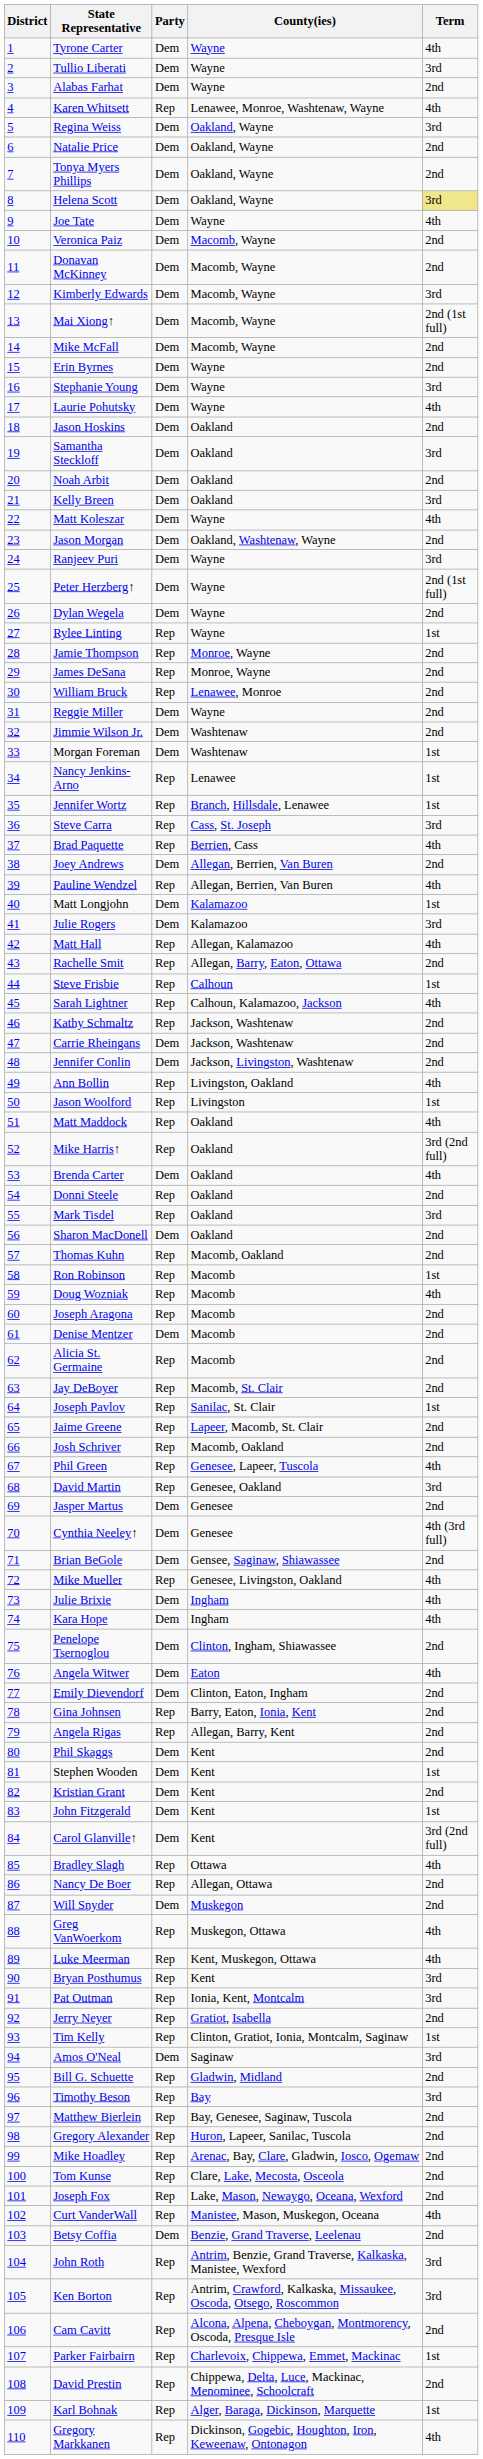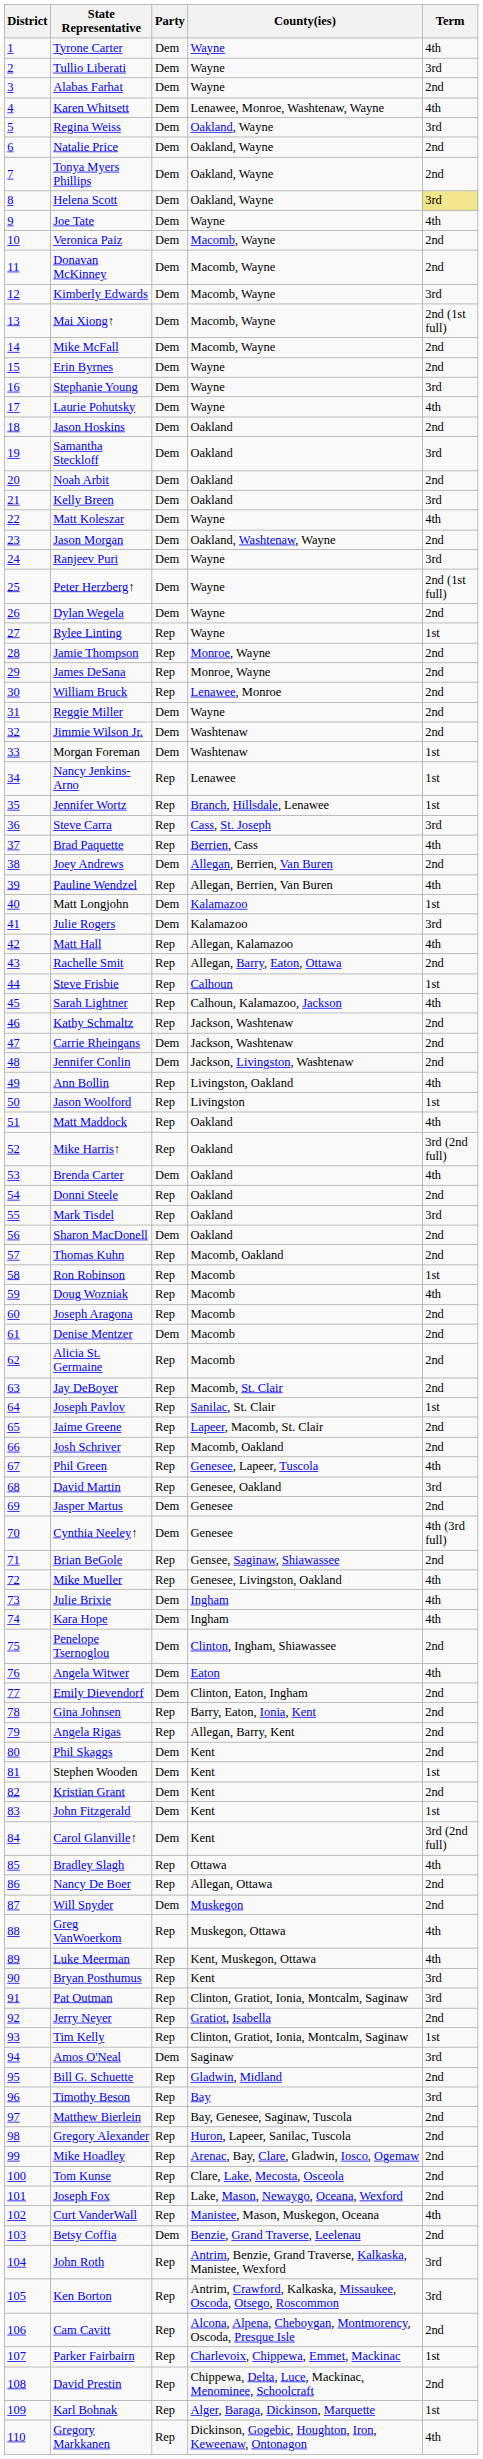(165, 107) Rep -> (167, 107) Dem
(167, 1560) Dem -> (165, 1560) Rep
(247, 1998) Ionia, Kent, Montcalm -> (299, 1998) Clinton, Gratiot, Ionia, Montcalm, Saginaw
